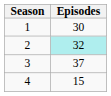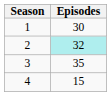(78, 63) 37 -> (78, 63) 35
